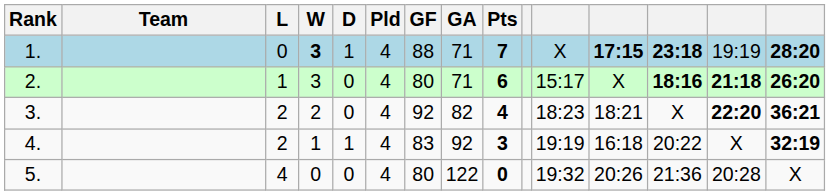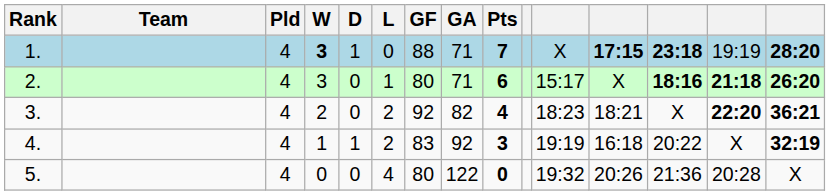columns swapped: (385, 19) <-> (282, 19)
